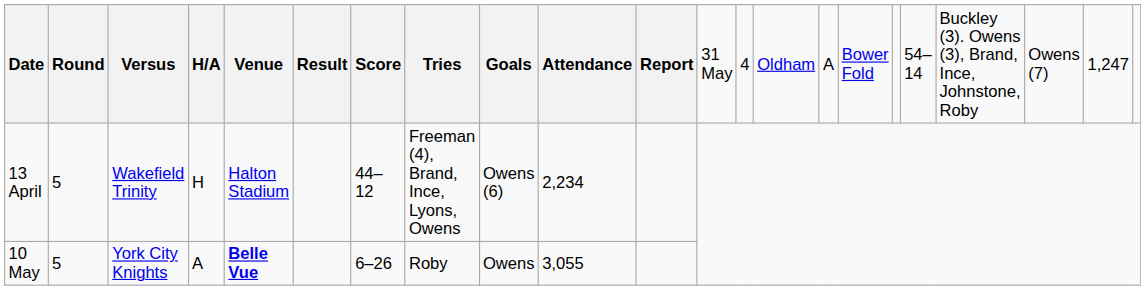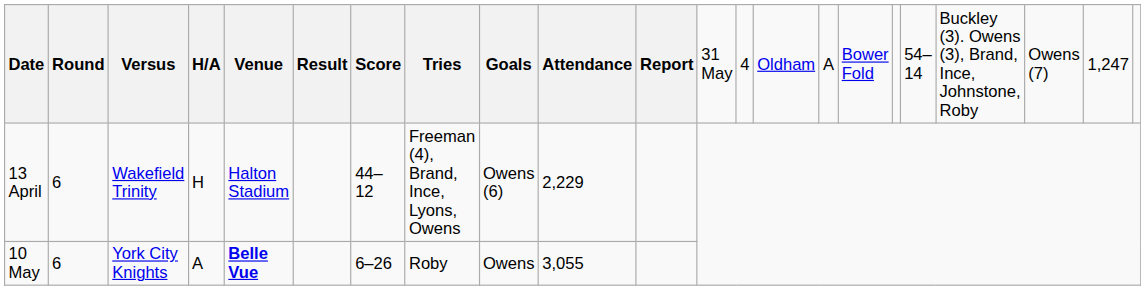(57, 182) 5 -> (57, 182) 6
(563, 182) 2,234 -> (563, 182) 2,229
(57, 264) 5 -> (57, 264) 6
